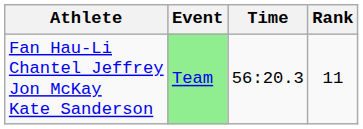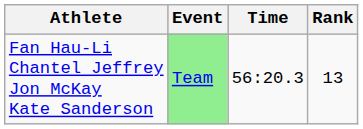(333, 79) 11 -> (333, 79) 13
